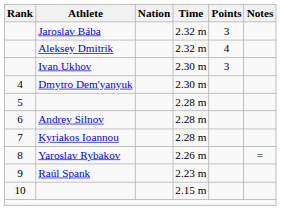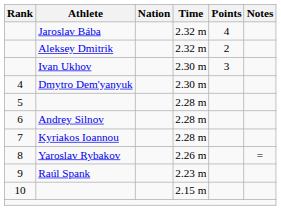(227, 31) 3 -> (227, 31) 4
(227, 48) 4 -> (227, 48) 2
